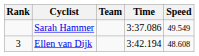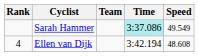(144, 28) no background -> (144, 28) paleturquoise background
(18, 43) 3 -> (18, 43) 4
